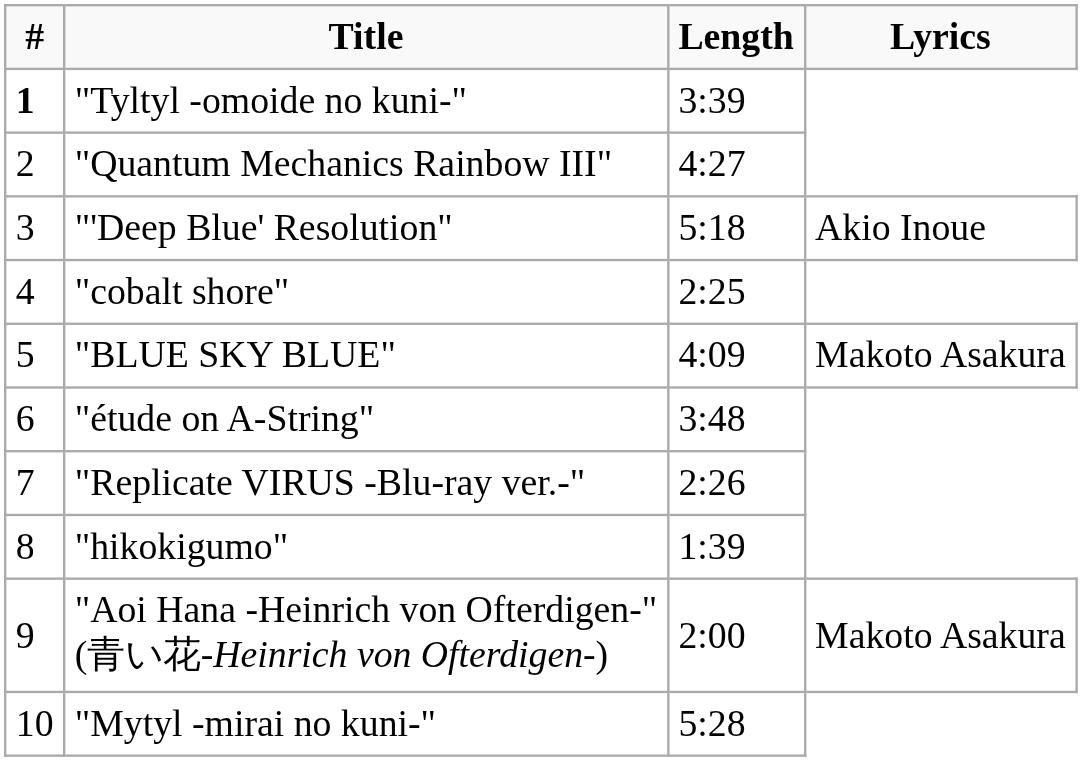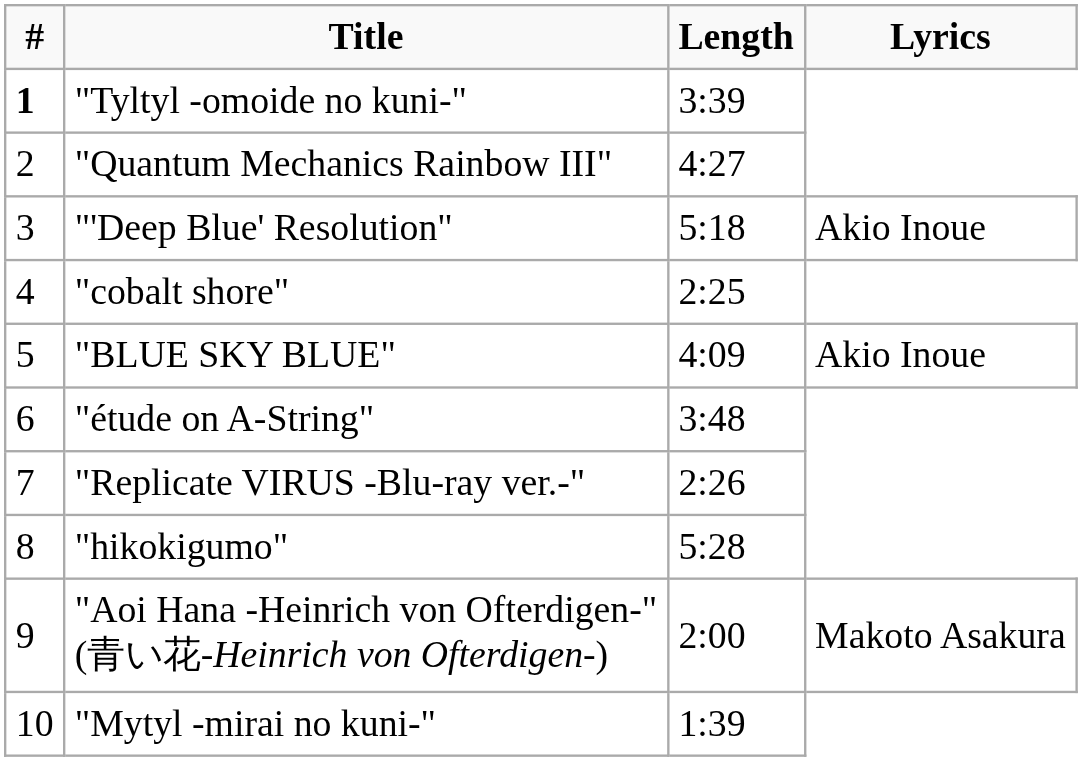(940, 354) Makoto Asakura -> (901, 354) Akio Inoue
(712, 546) 1:39 -> (712, 546) 5:28
(712, 723) 5:28 -> (712, 723) 1:39
